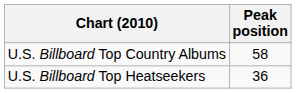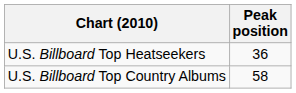rows swapped: (117, 54) <-> (107, 76)
